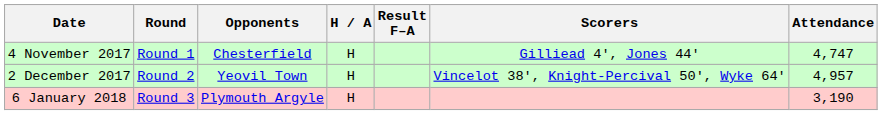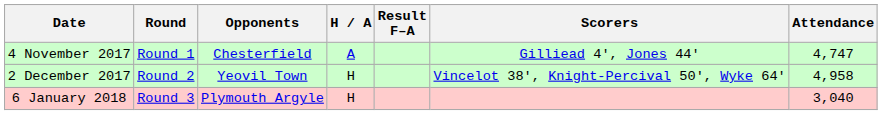(351, 54) H -> (351, 54) A
(833, 76) 4,957 -> (833, 76) 4,958
(833, 98) 3,190 -> (833, 98) 3,040
